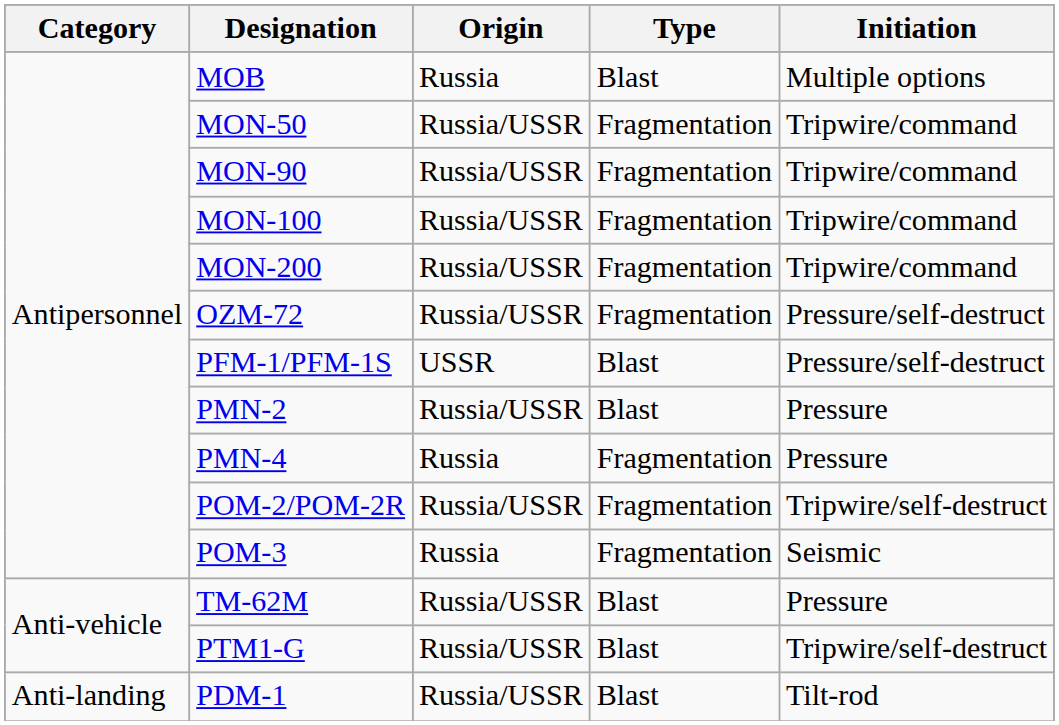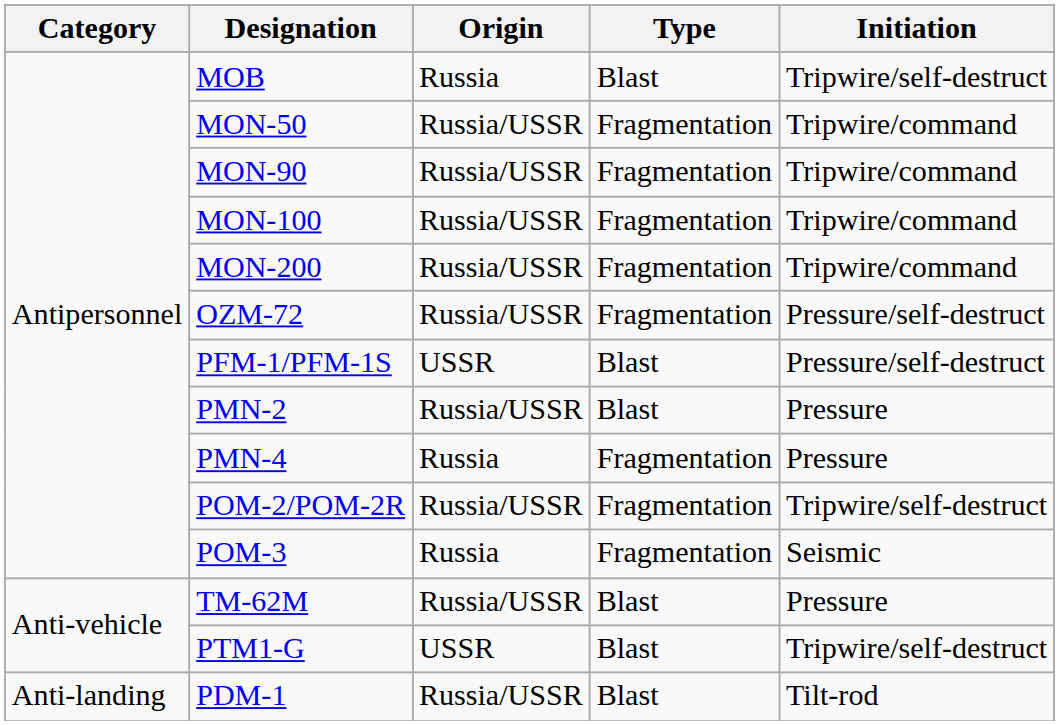(886, 76) Multiple options -> (917, 76) Tripwire/self-destruct
(501, 648) Russia/USSR -> (457, 648) USSR
